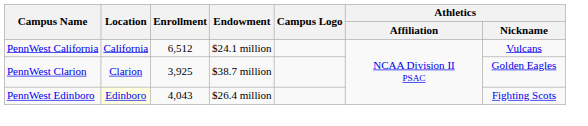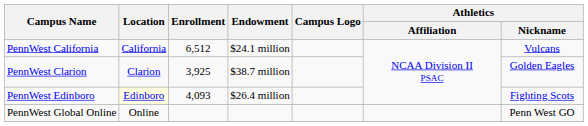(180, 95) 4,043 -> (198, 95) 4,093
+ row: (62, 113)
